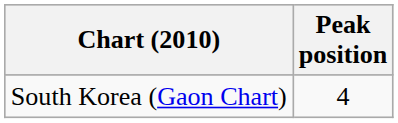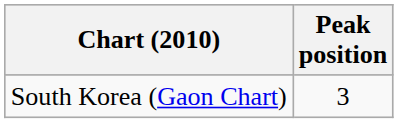(343, 95) 4 -> (343, 95) 3
